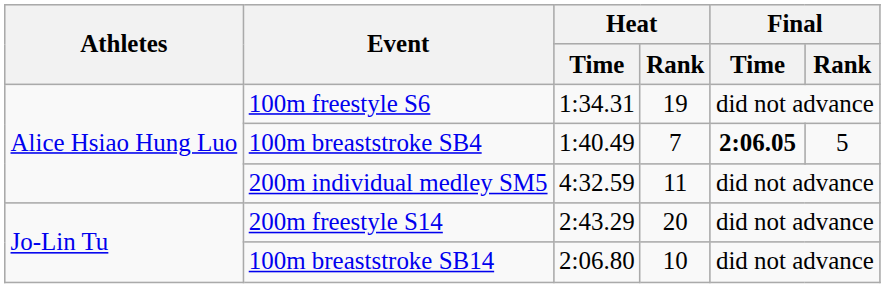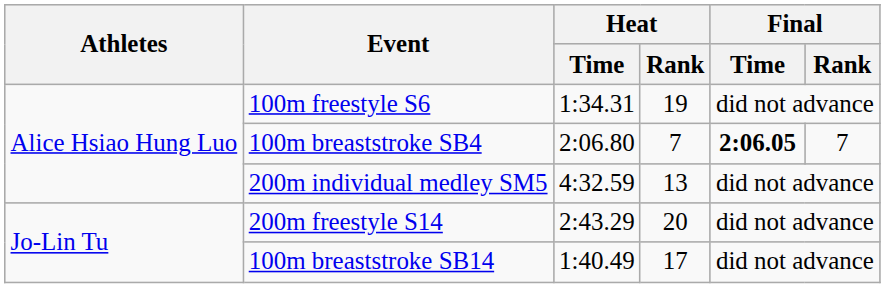(597, 143) 1:40.49 -> (597, 143) 2:06.80
(842, 143) 5 -> (842, 143) 7
(675, 182) 11 -> (675, 182) 13
(597, 261) 2:06.80 -> (597, 261) 1:40.49
(675, 261) 10 -> (675, 261) 17
